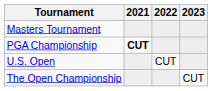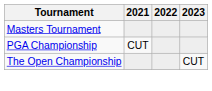(138, 45) bold -> (138, 45) normal
- row: (31, 62)
